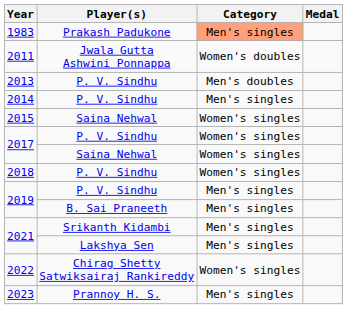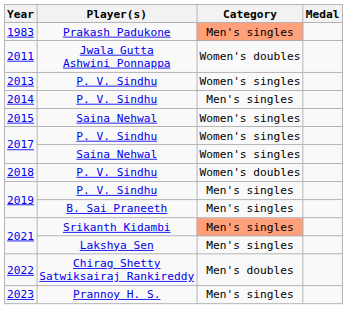(250, 81) Men's doubles -> (250, 81) Women's singles
(250, 172) Women's singles -> (250, 172) Women's doubles
(250, 227) no background -> (250, 227) lightsalmon background
(250, 270) Women's singles -> (250, 270) Men's doubles
